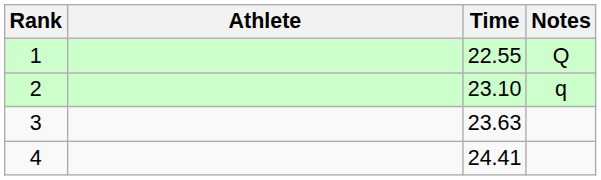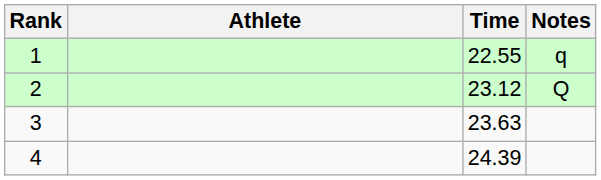(561, 55) Q -> (561, 55) q
(495, 89) 23.10 -> (495, 89) 23.12
(561, 89) q -> (561, 89) Q
(495, 157) 24.41 -> (495, 157) 24.39
